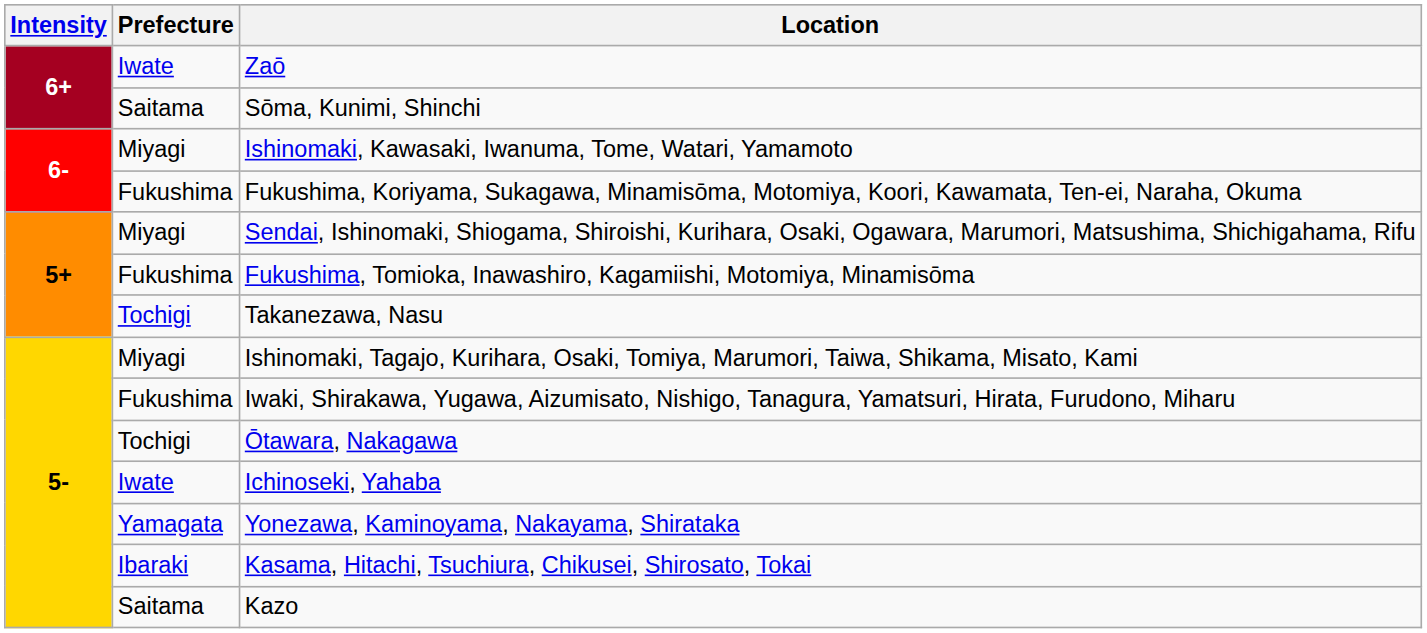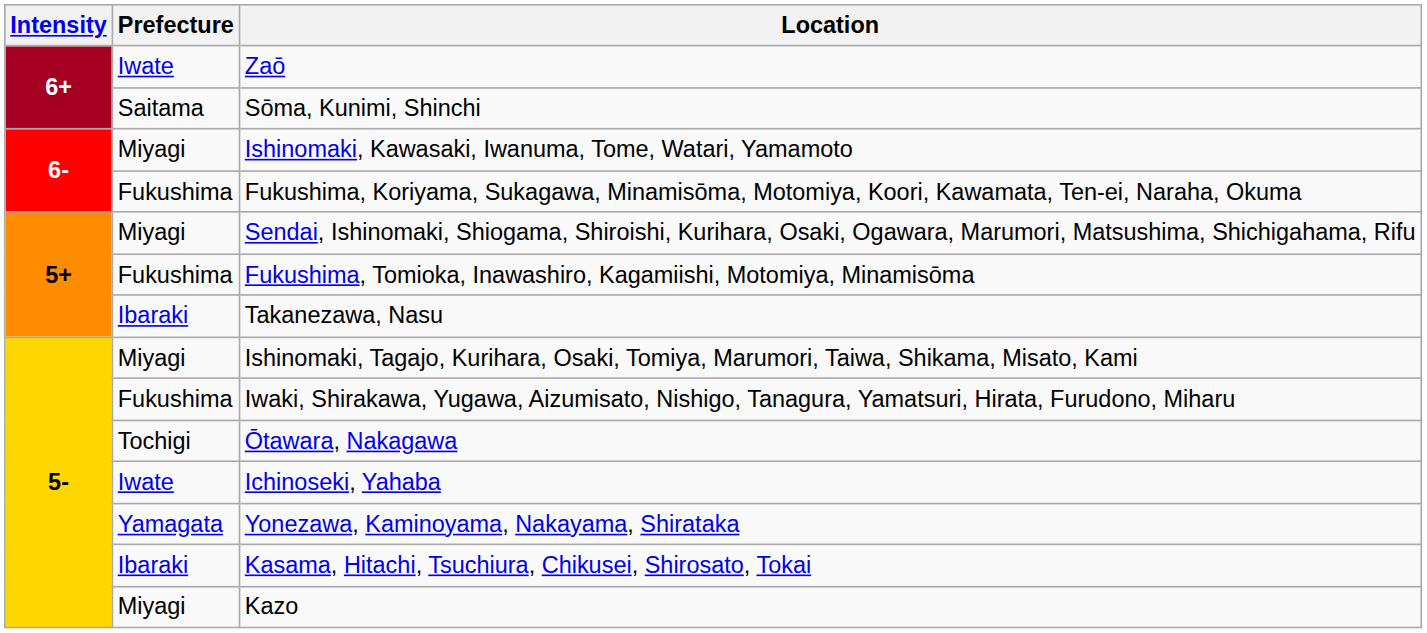(154, 316) Tochigi -> (153, 316) Ibaraki
(161, 607) Saitama -> (152, 607) Miyagi
